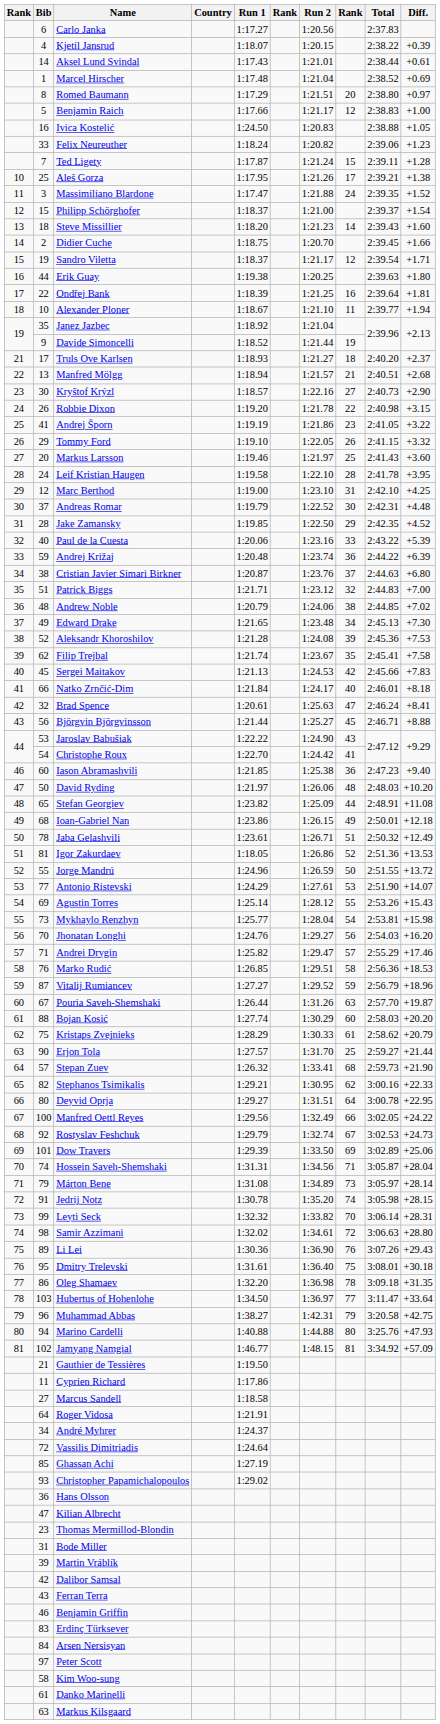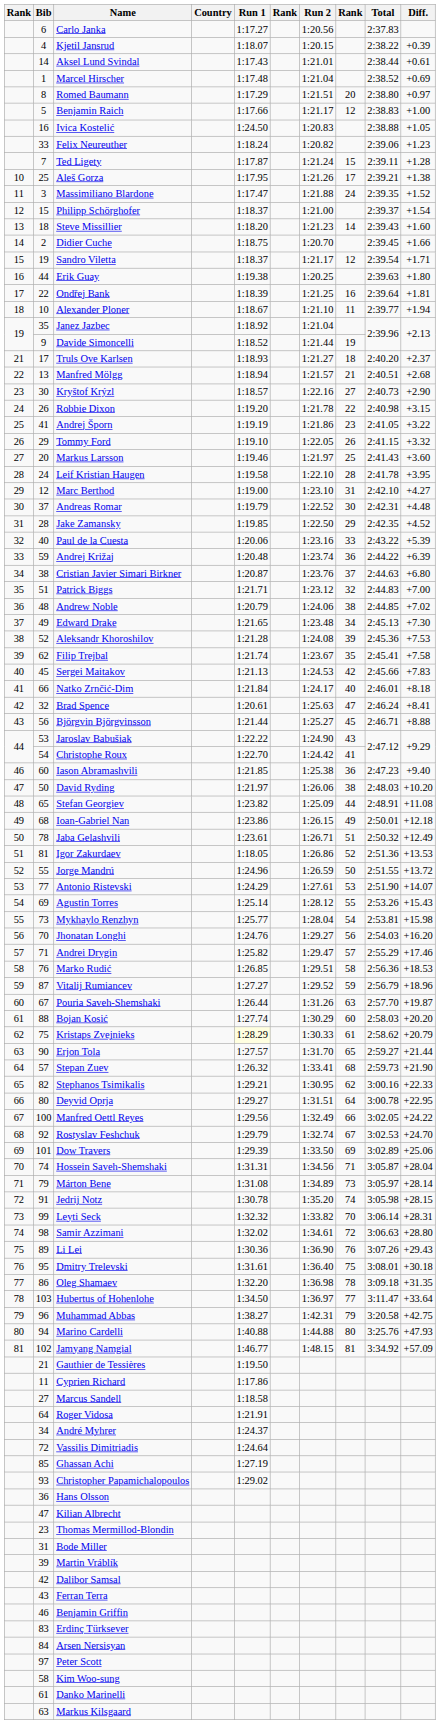(418, 491) +4.25 -> (418, 491) +4.27
(350, 787) 48 -> (350, 787) 38
(252, 1035) no background -> (252, 1035) lightyellow background
(350, 1051) 25 -> (350, 1051) 65
(418, 1134) +24.73 -> (418, 1134) +24.70
